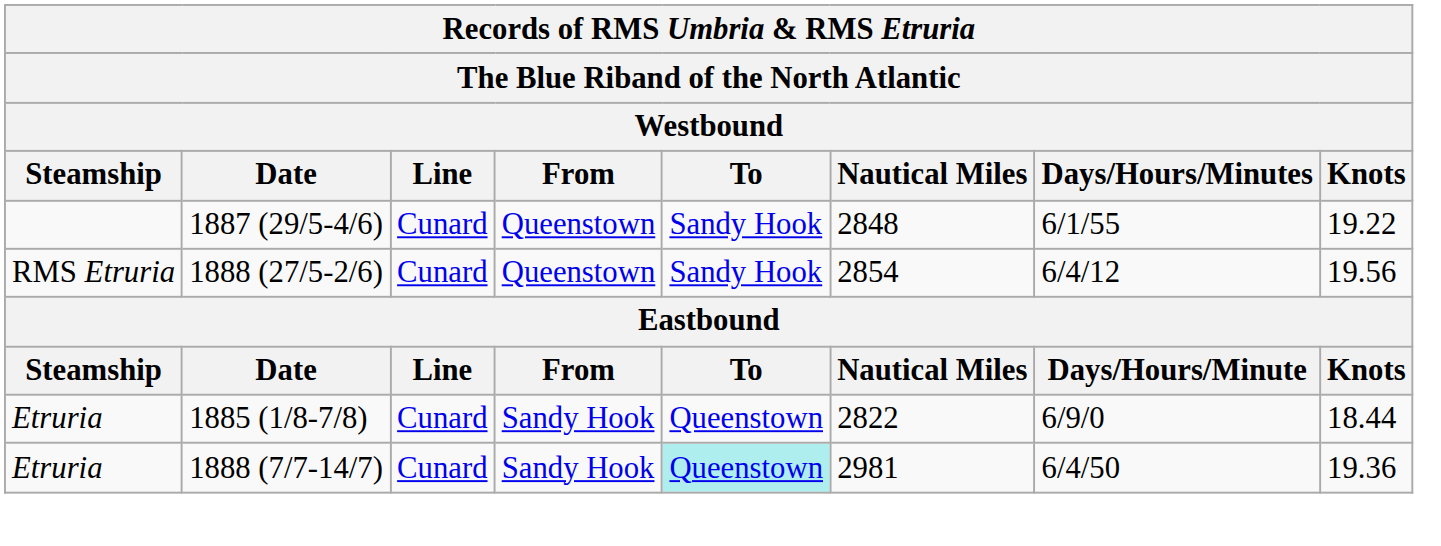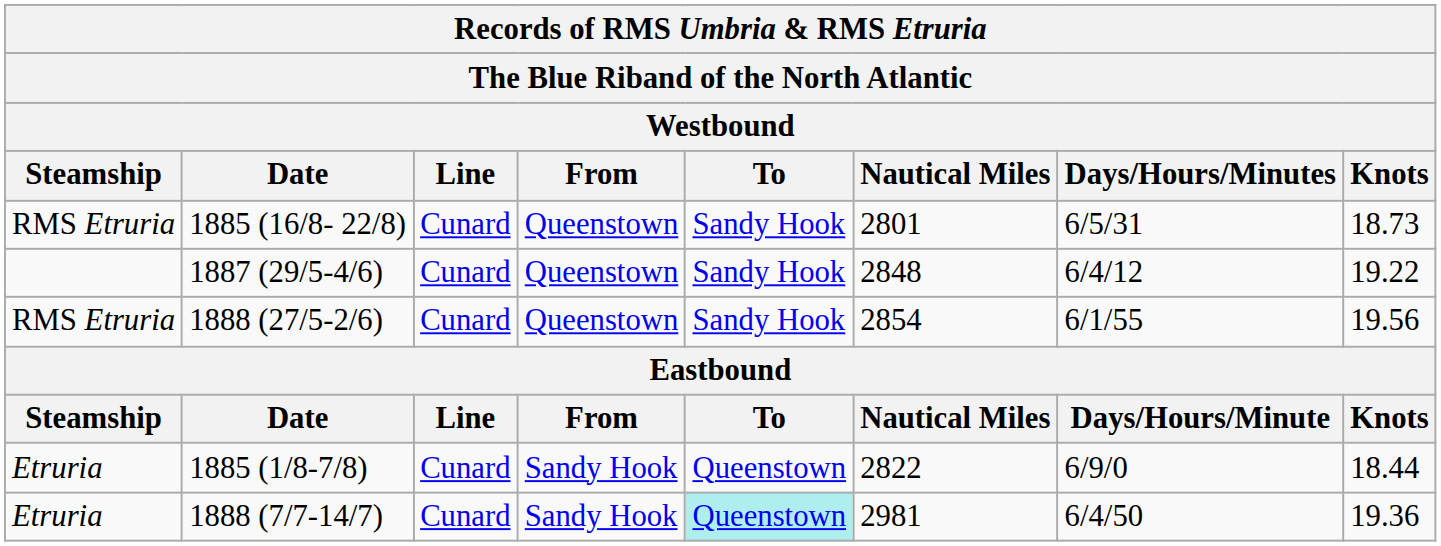+ row: (298, 223)
(1081, 223) 6/1/55 -> (1104, 272) 6/4/12
(1081, 272) 6/4/12 -> (1104, 321) 6/1/55
